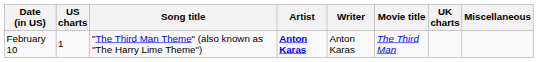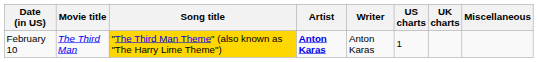columns swapped: (401, 17) <-> (73, 17)
(177, 44) no background -> (197, 44) gold background
